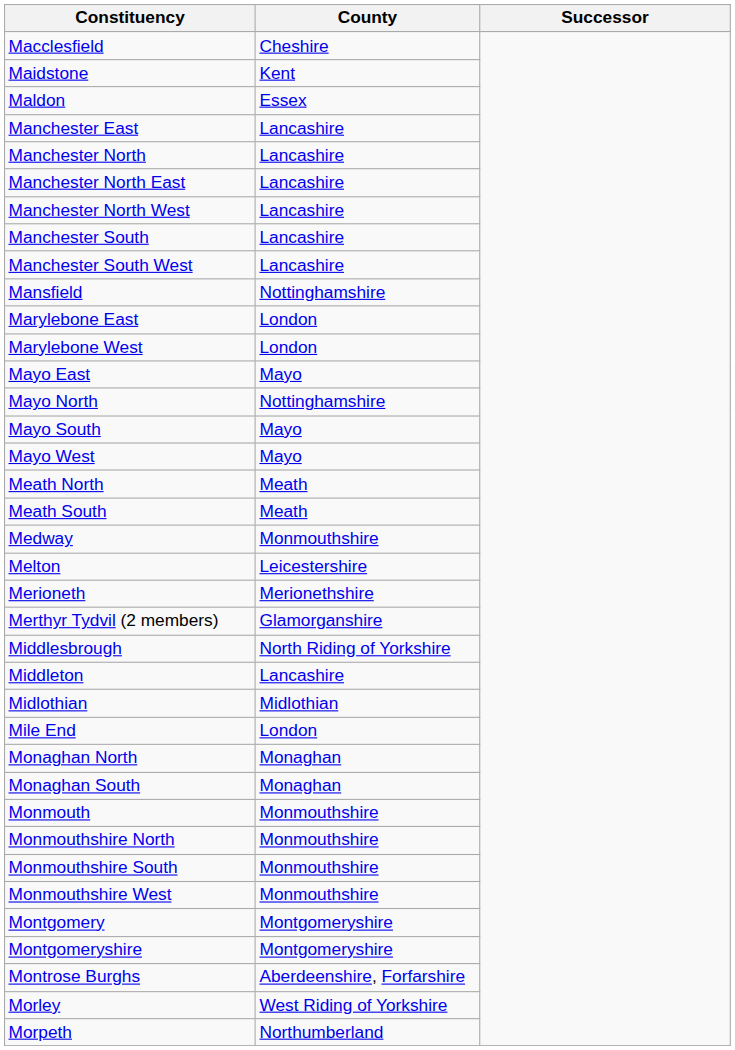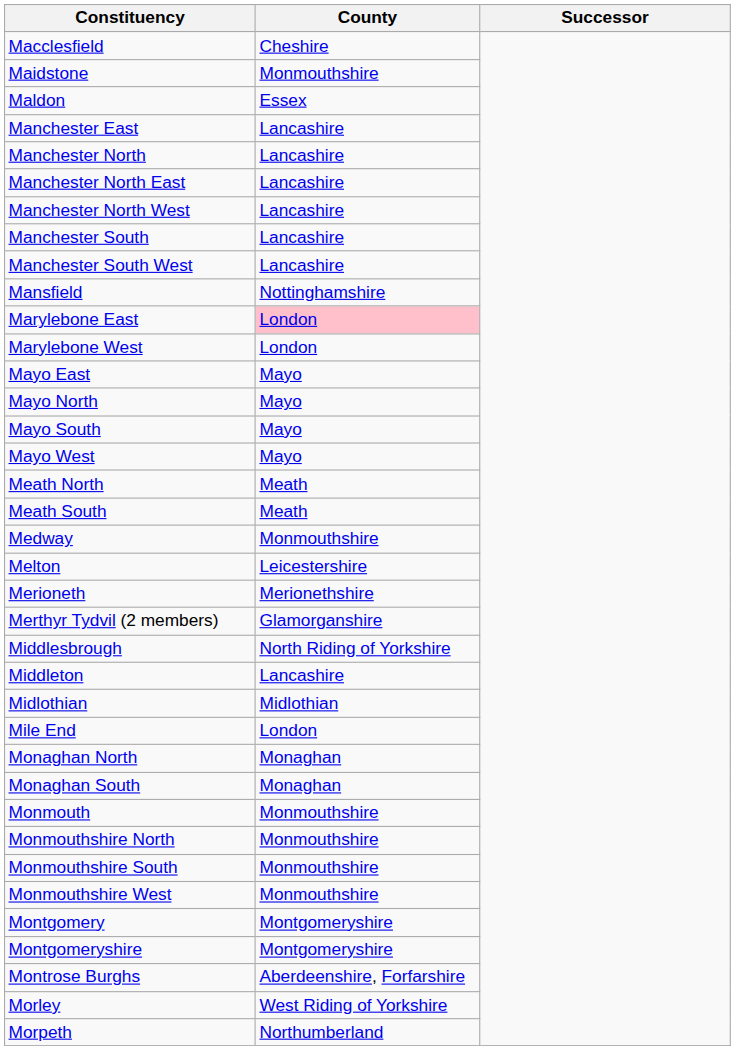(277, 73) Kent -> (319, 73) Monmouthshire
(288, 319) no background -> (288, 319) pink background
(322, 401) Nottinghamshire -> (281, 401) Mayo
